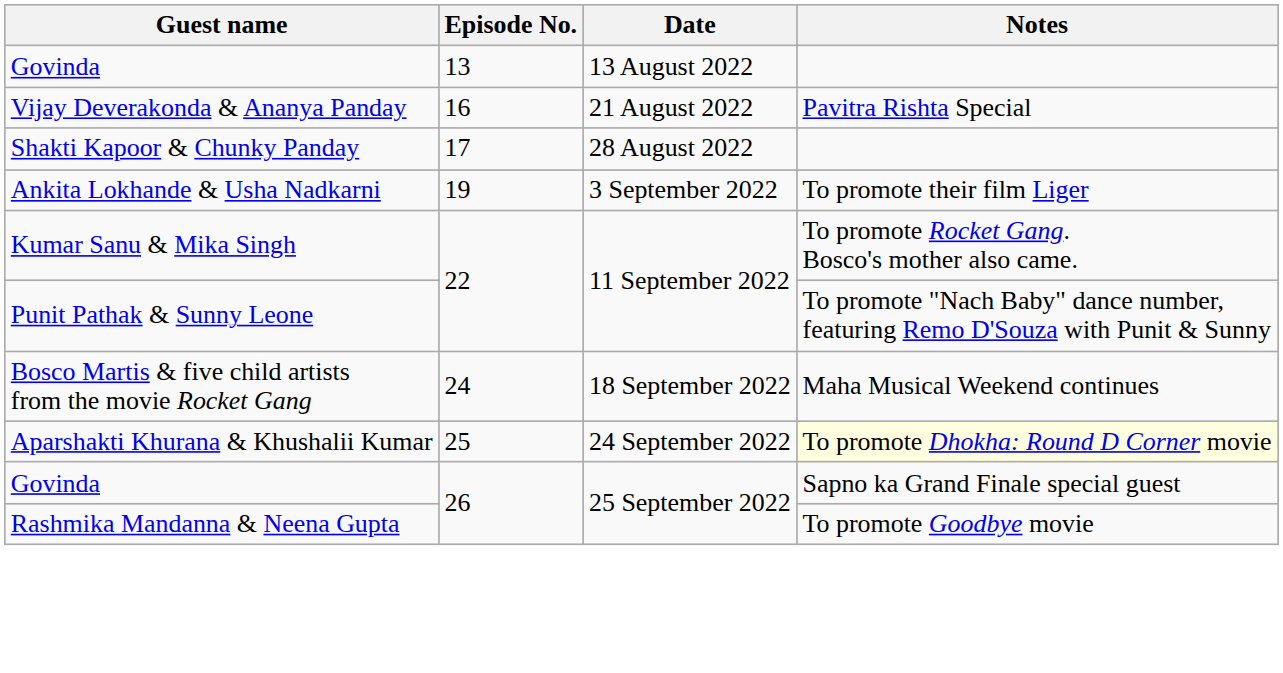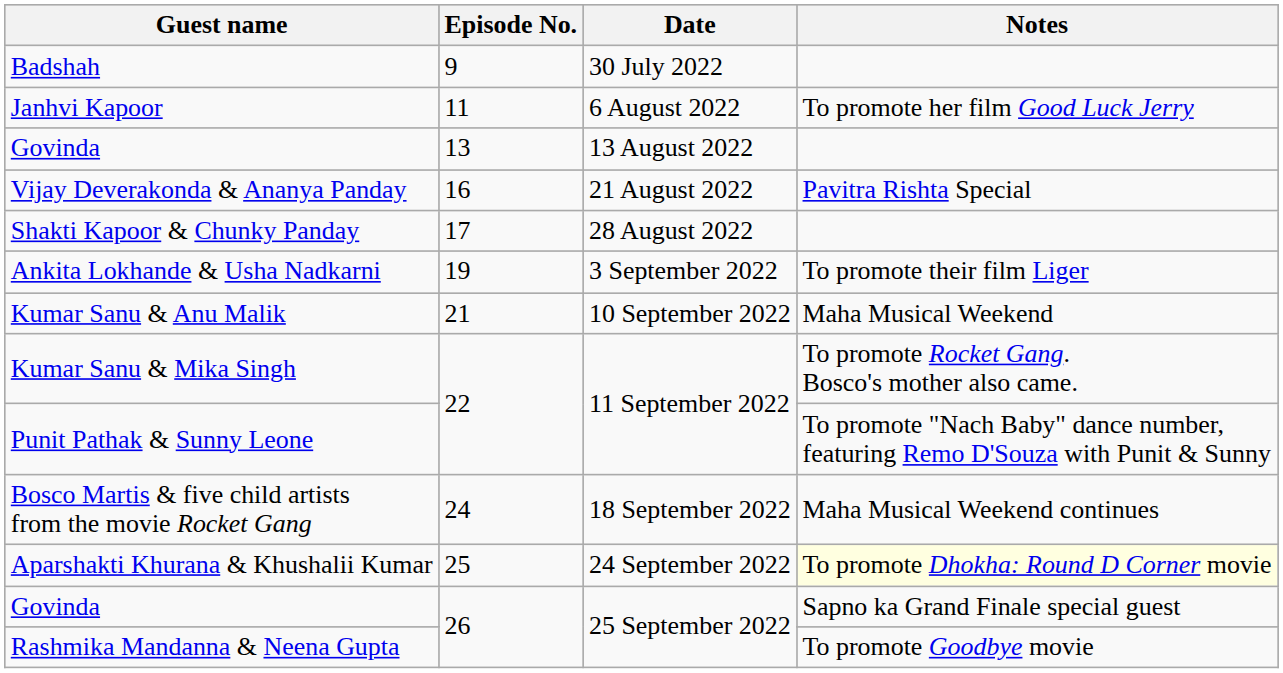+ row: (55, 66)
+ row: (87, 107)
+ row: (148, 312)
